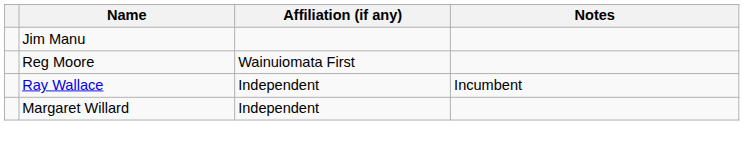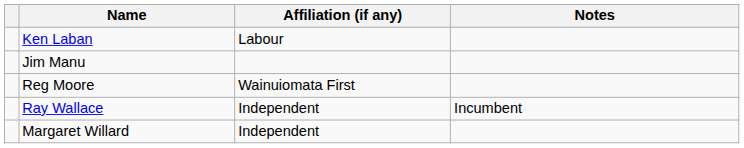+ row: (57, 39)
